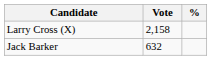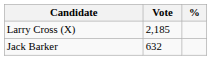(158, 30) 2,158 -> (158, 30) 2,185
